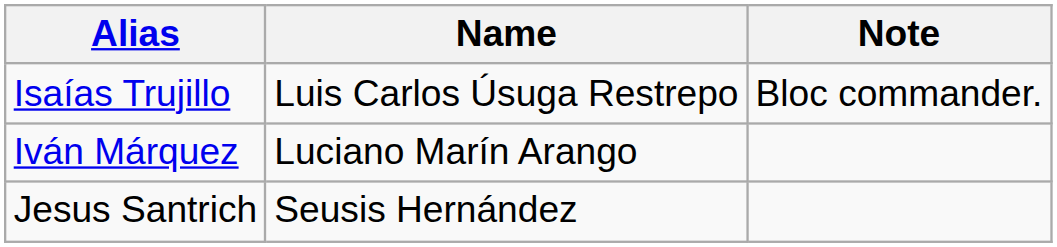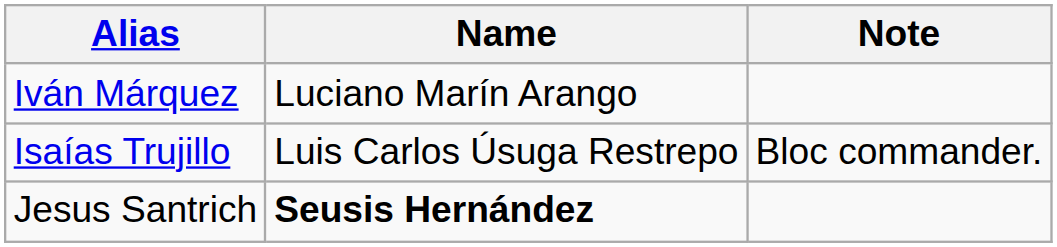rows swapped: (122, 92) <-> (126, 151)
(426, 210) normal -> (434, 210) bold
